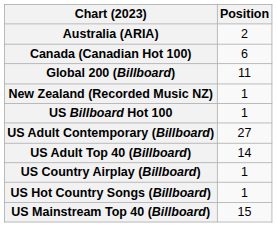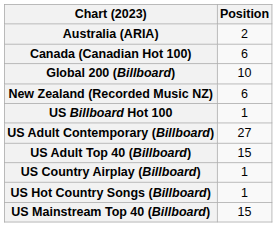(244, 73) 11 -> (244, 73) 10
(244, 93) 1 -> (244, 93) 6
(244, 152) 14 -> (244, 152) 15
